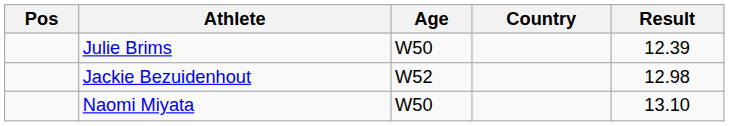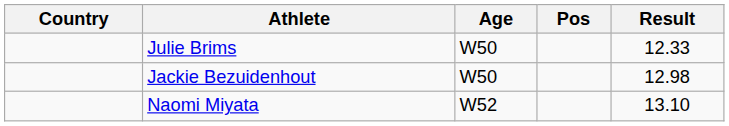columns swapped: (42, 18) <-> (541, 18)
(667, 47) 12.39 -> (667, 47) 12.33
(414, 76) W52 -> (478, 76) W50
(414, 105) W50 -> (478, 105) W52
